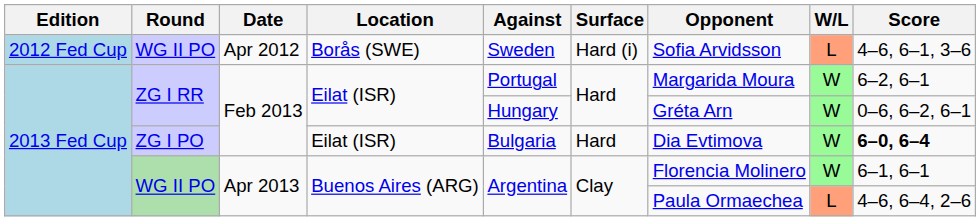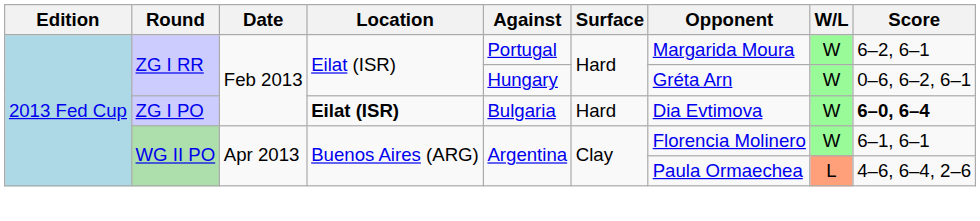- row: (175, 49)
(354, 140) normal -> (355, 109) bold
